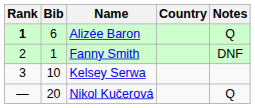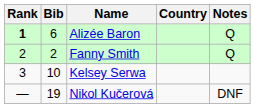(54, 53) 1 -> (54, 53) 2
(230, 53) DNF -> (230, 53) Q
(54, 93) 20 -> (54, 93) 19
(230, 93) Q -> (230, 93) DNF
